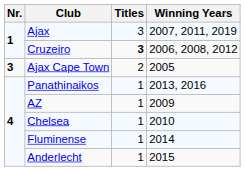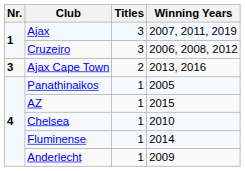(141, 49) bold -> (141, 49) normal
(162, 67) 2005 -> (178, 67) 2013, 2016
(178, 85) 2013, 2016 -> (162, 85) 2005
(162, 103) 2009 -> (162, 103) 2015
(162, 157) 2015 -> (162, 157) 2009
